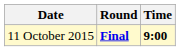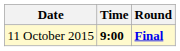columns swapped: (158, 14) <-> (119, 14)
